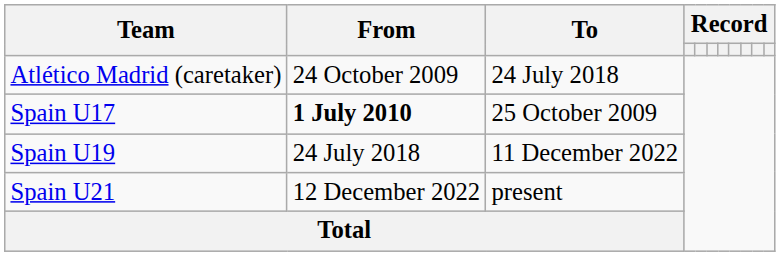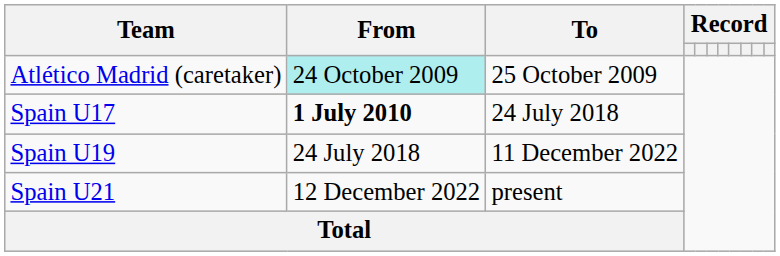(376, 74) no background -> (376, 74) paleturquoise background
(555, 74) 24 July 2018 -> (574, 74) 25 October 2009
(574, 113) 25 October 2009 -> (555, 113) 24 July 2018
